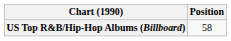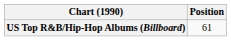(207, 28) 58 -> (207, 28) 61
